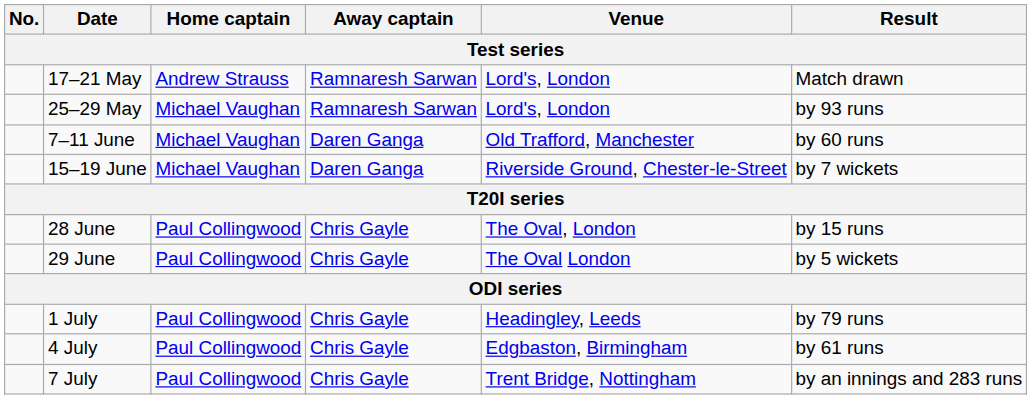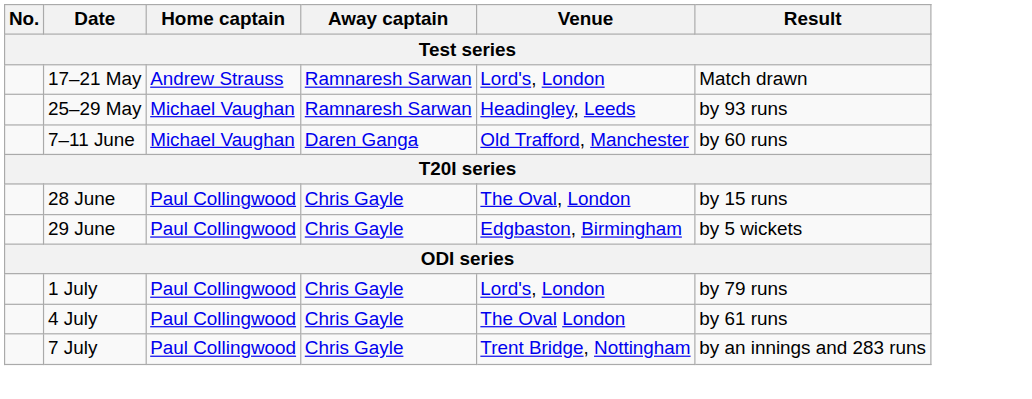(548, 109) Lord's, London -> (558, 109) Headingley, Leeds
- row: (97, 169)
(558, 259) The Oval London -> (581, 229) Edgbaston, Birmingham
(563, 318) Headingley, Leeds -> (543, 288) Lord's, London
(586, 348) Edgbaston, Birmingham -> (553, 318) The Oval London
